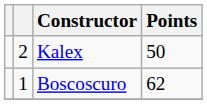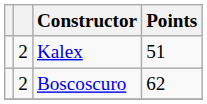(156, 51) 50 -> (156, 51) 51
(23, 83) 1 -> (23, 83) 2
